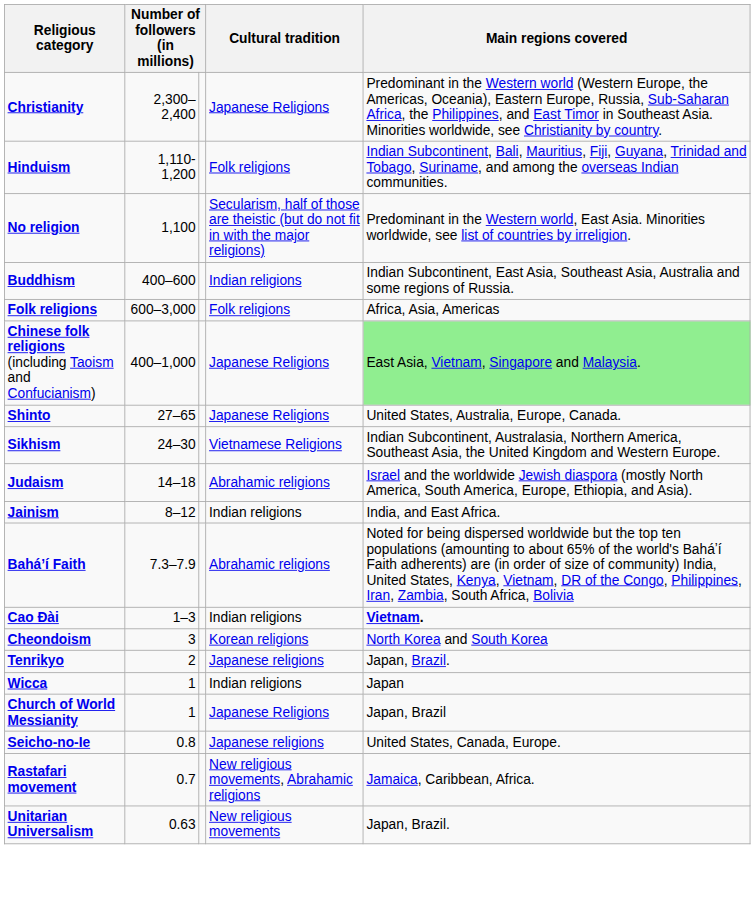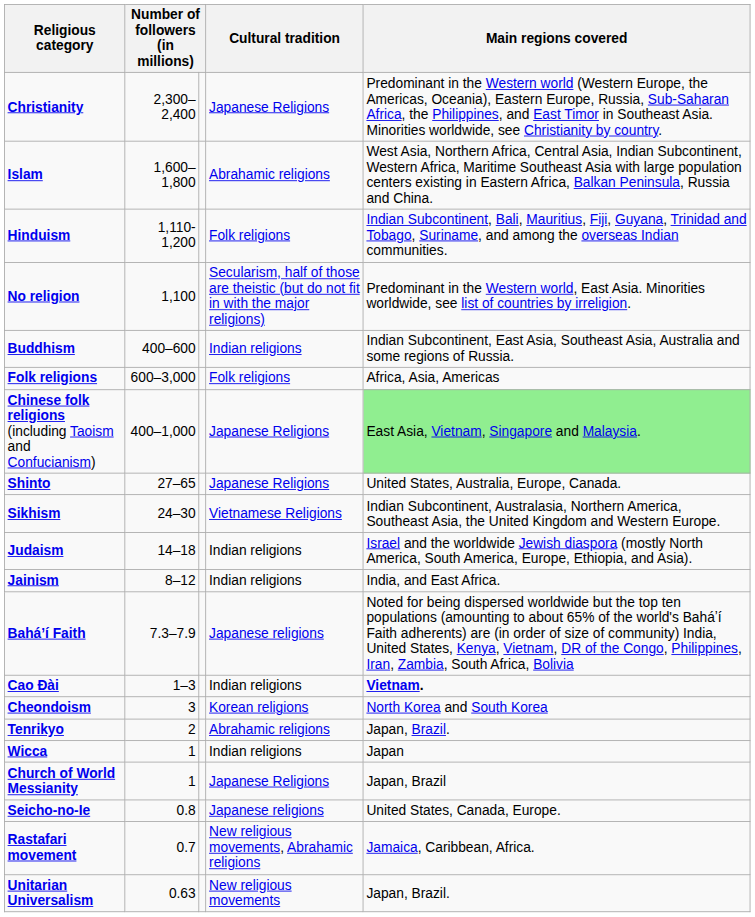+ row: (25, 175)
(269, 482) Abrahamic religions -> (255, 550) Indian religions
(269, 565) Abrahamic religions -> (266, 633) Japanese religions
(266, 661) Japanese religions -> (269, 729) Abrahamic religions
